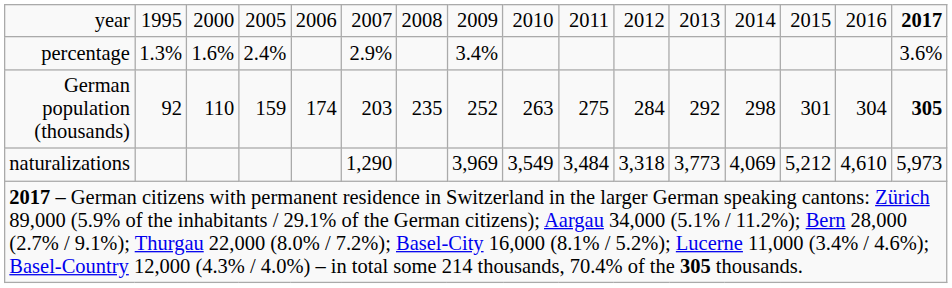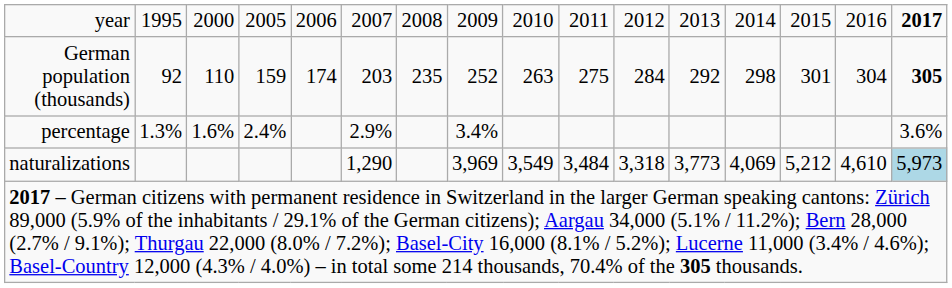rows swapped: (82, 108) <-> (86, 53)
(919, 164) no background -> (919, 164) lightblue background
